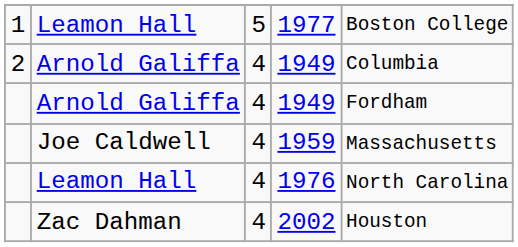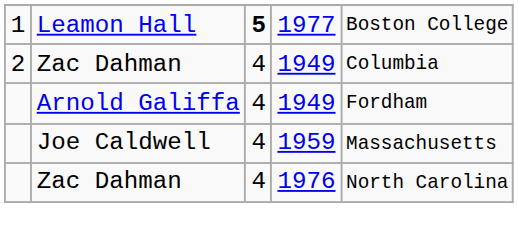(259, 25) normal -> (259, 25) bold
(138, 64) Arnold Galiffa -> (109, 64) Zac Dahman
(117, 182) Leamon Hall -> (109, 182) Zac Dahman
- row: (18, 222)
